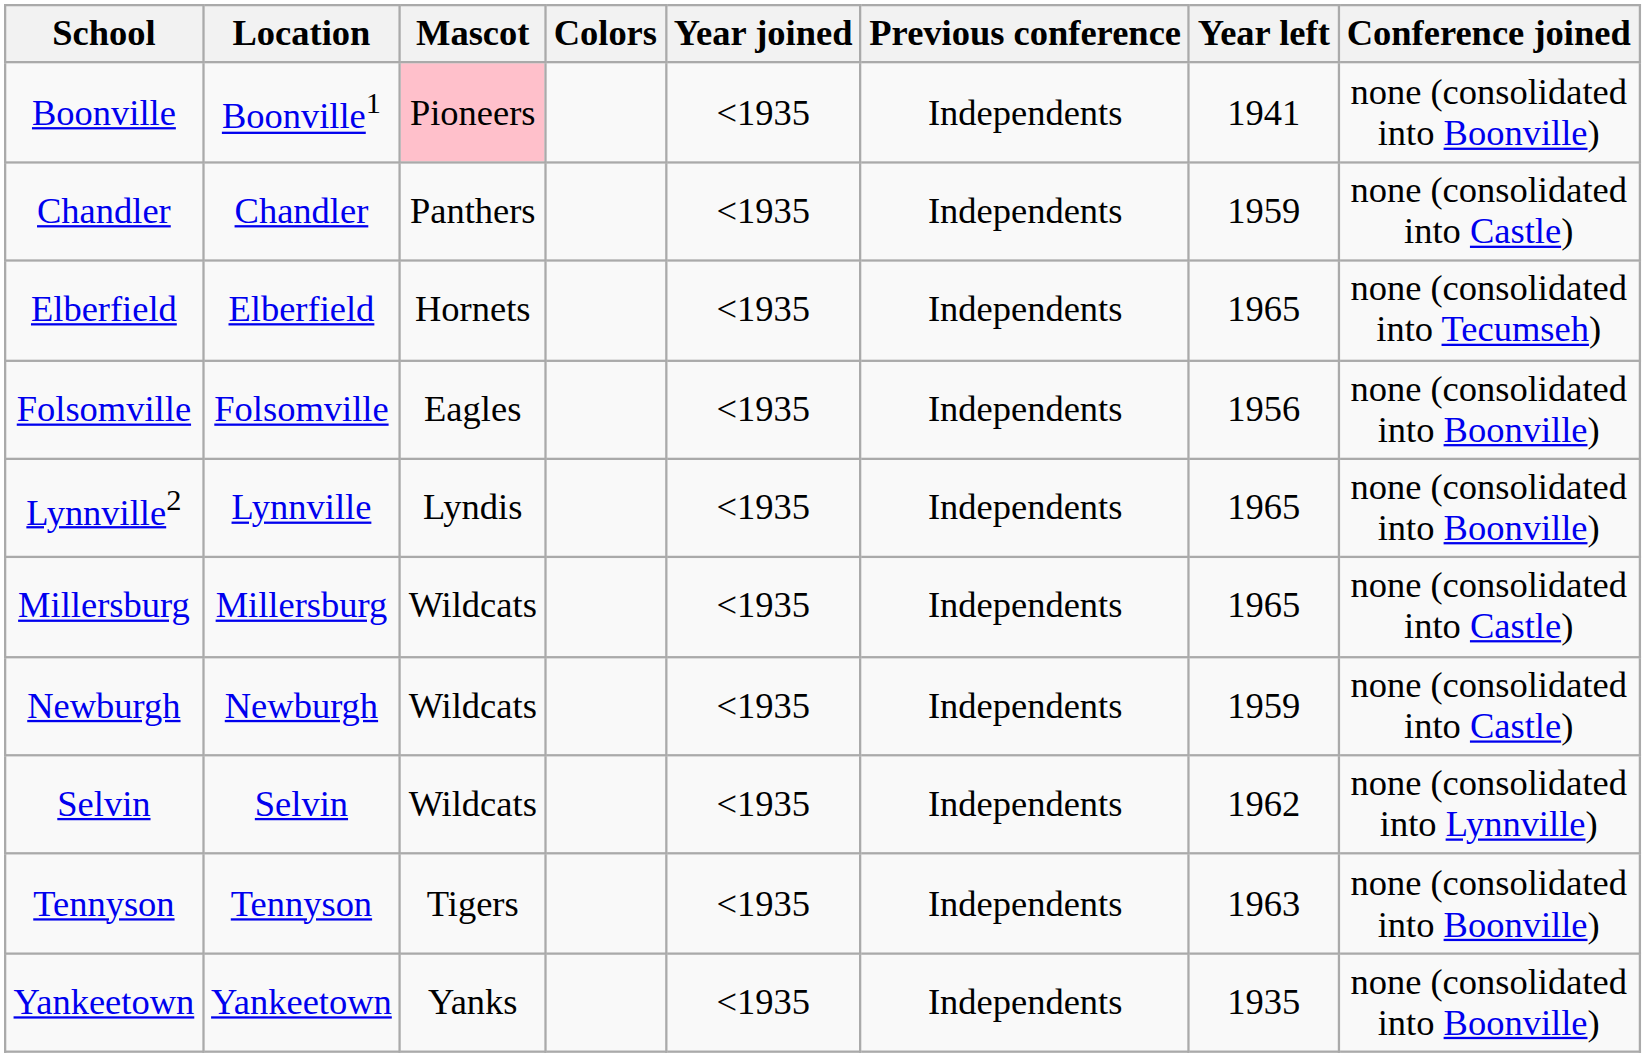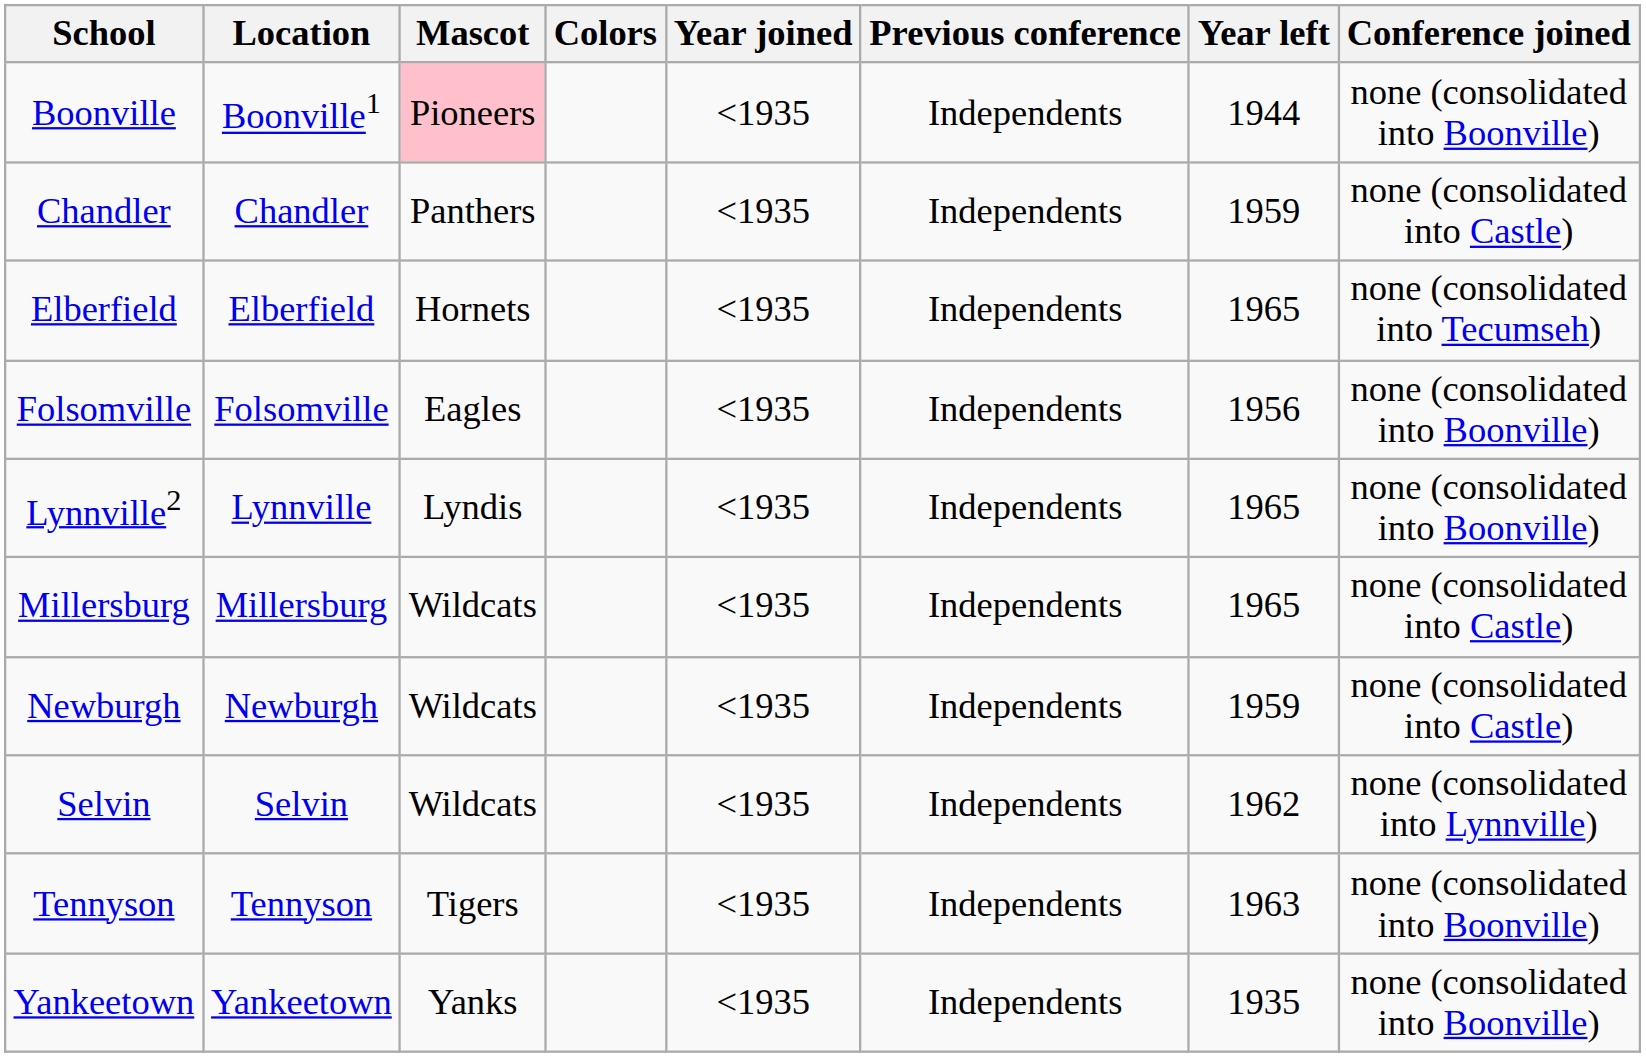(1264, 111) 1941 -> (1264, 111) 1944
